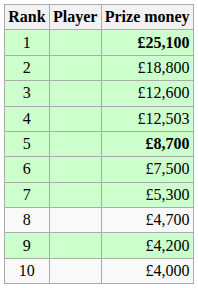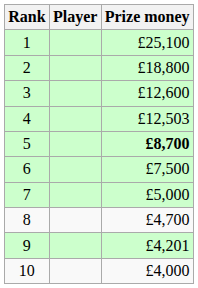(164, 42) bold -> (164, 42) normal
(168, 194) £5,300 -> (168, 194) £5,000
(168, 245) £4,200 -> (168, 245) £4,201
